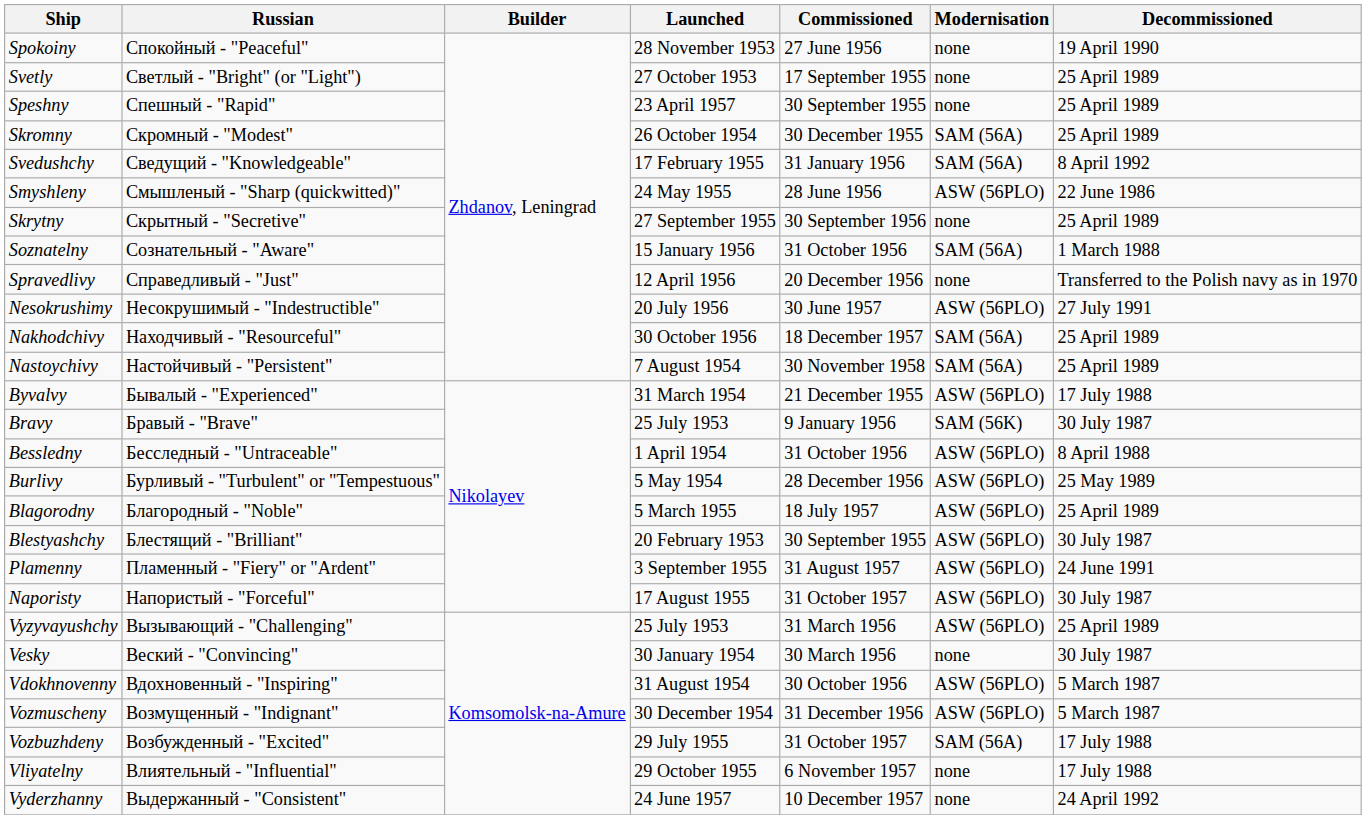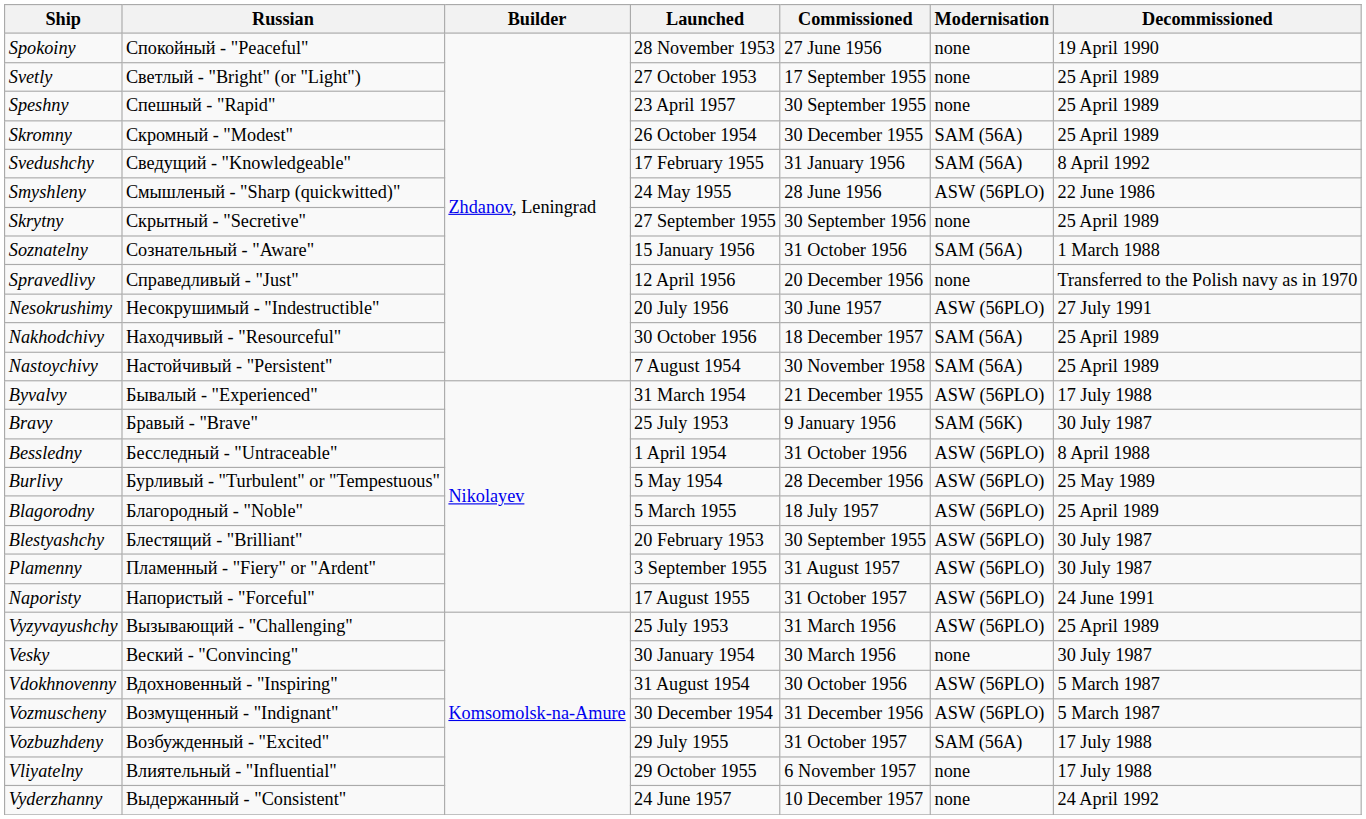(1106, 568) 24 June 1991 -> (1105, 568) 30 July 1987
(1105, 597) 30 July 1987 -> (1106, 597) 24 June 1991
